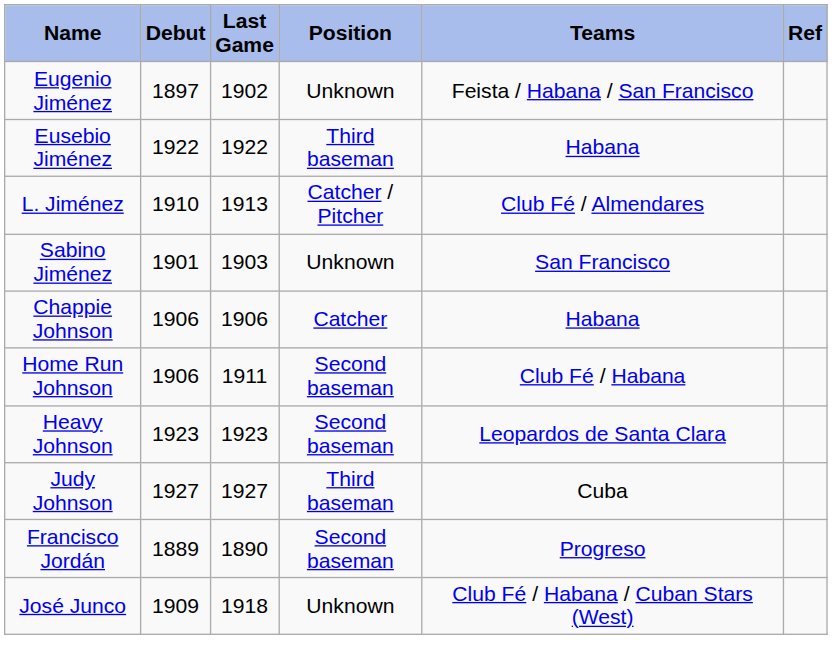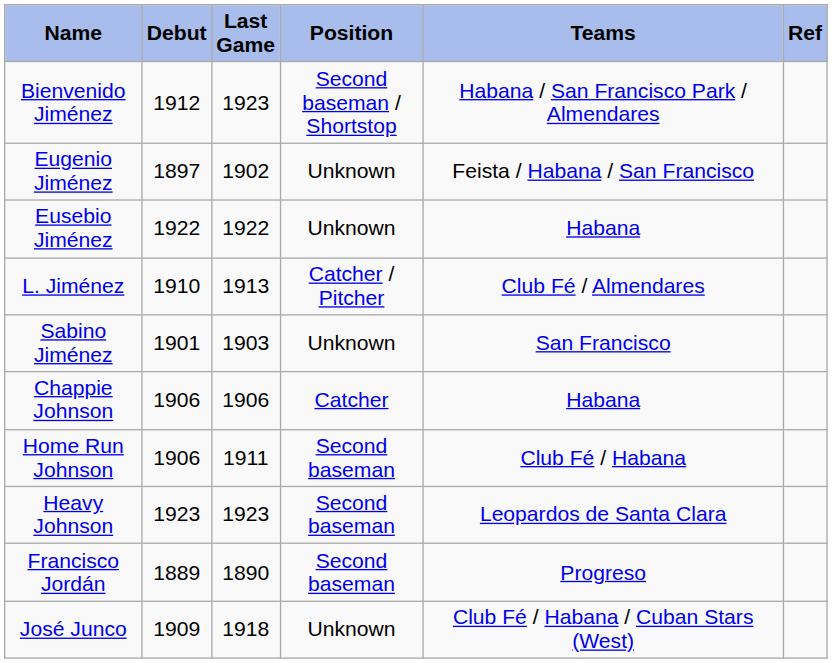+ row: (73, 102)
(350, 147) Third baseman -> (352, 228) Unknown
- row: (73, 491)
